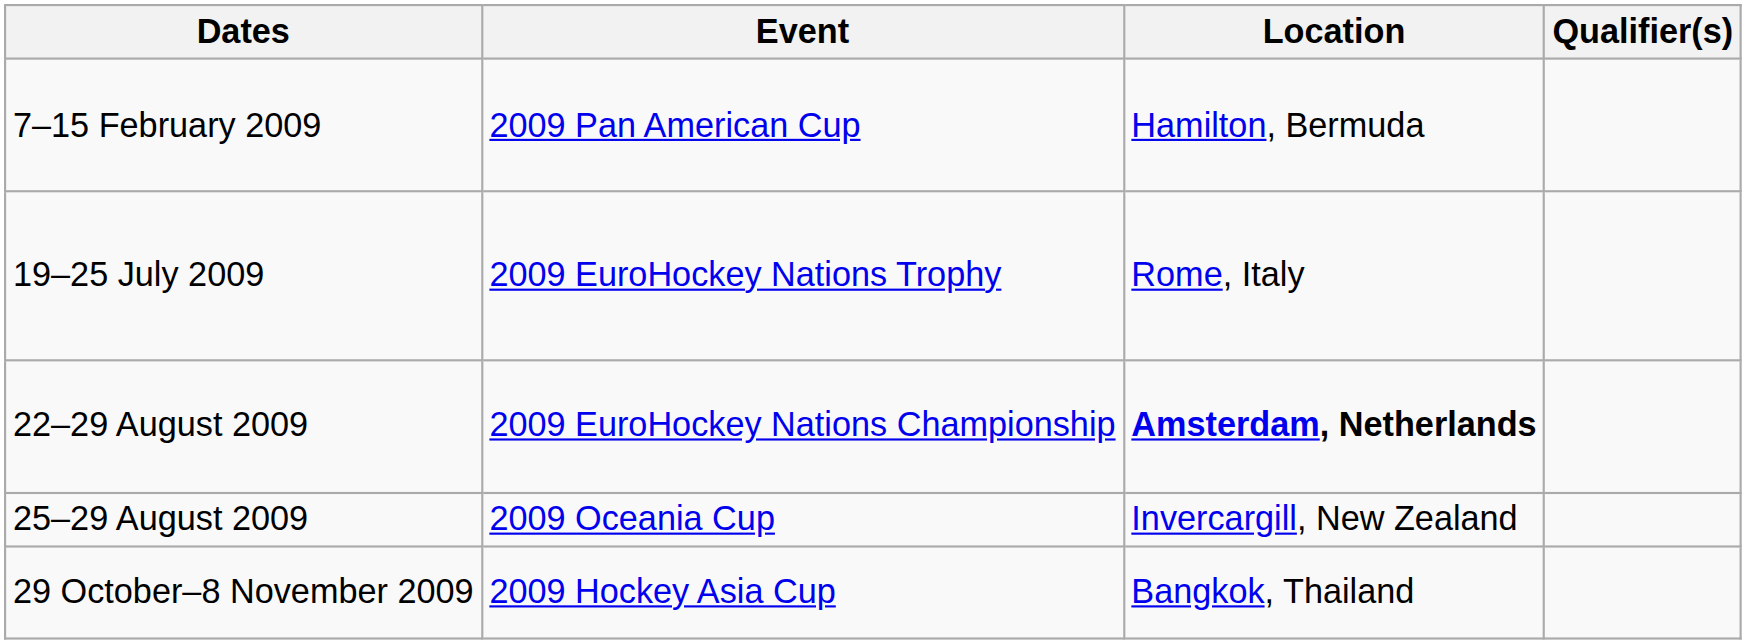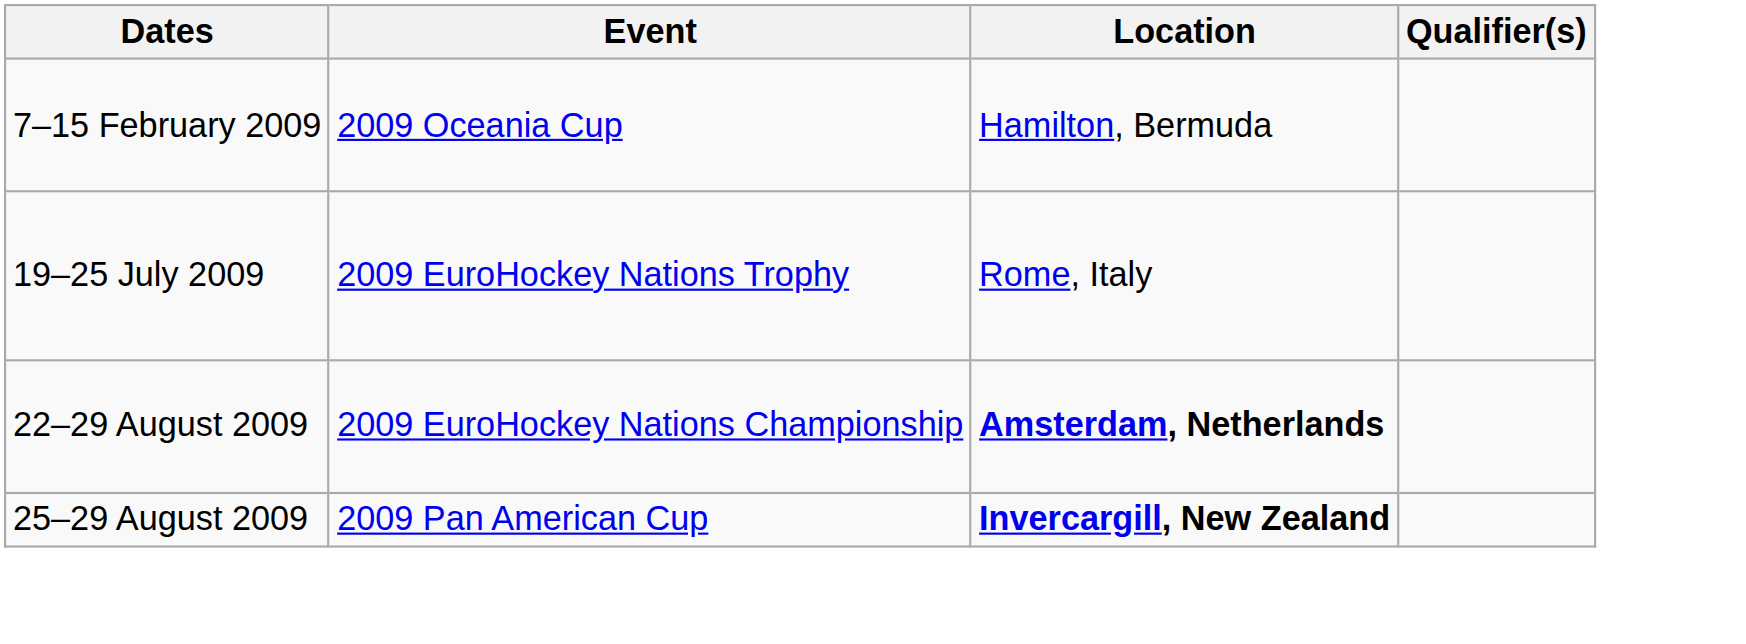(675, 124) 2009 Pan American Cup -> (480, 124) 2009 Oceania Cup
(632, 518) 2009 Oceania Cup -> (523, 518) 2009 Pan American Cup
(1325, 518) normal -> (1185, 518) bold
- row: (243, 592)
